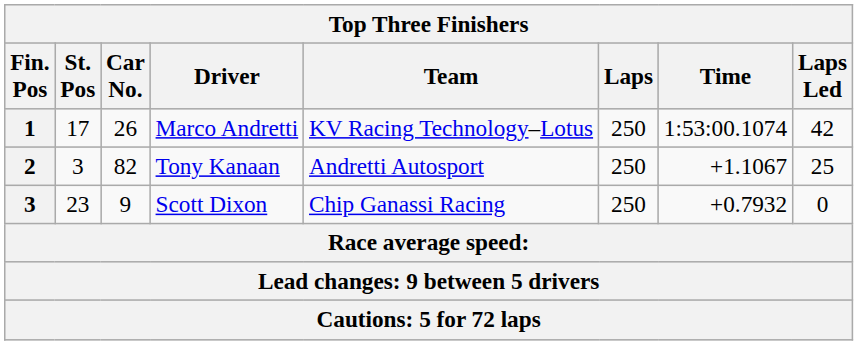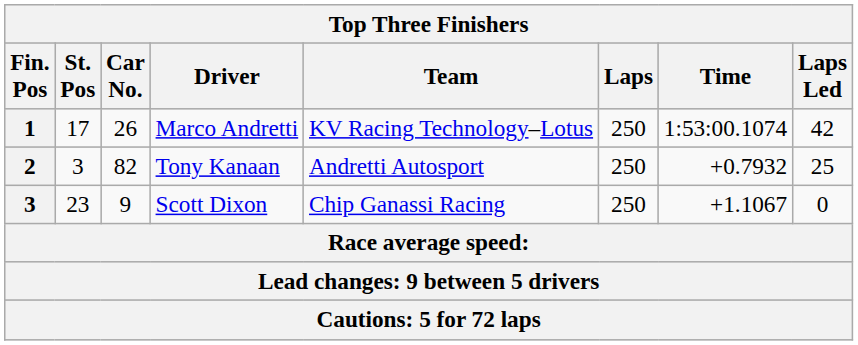(749, 166) +1.1067 -> (749, 166) +0.7932
(749, 204) +0.7932 -> (749, 204) +1.1067
